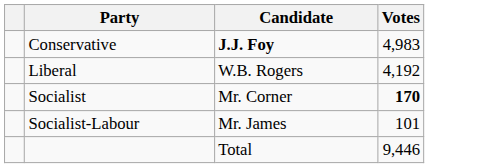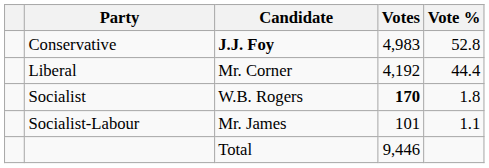+ column: (454, 17)
(261, 70) W.B. Rogers -> (255, 70) Mr. Corner
(255, 96) Mr. Corner -> (261, 96) W.B. Rogers
